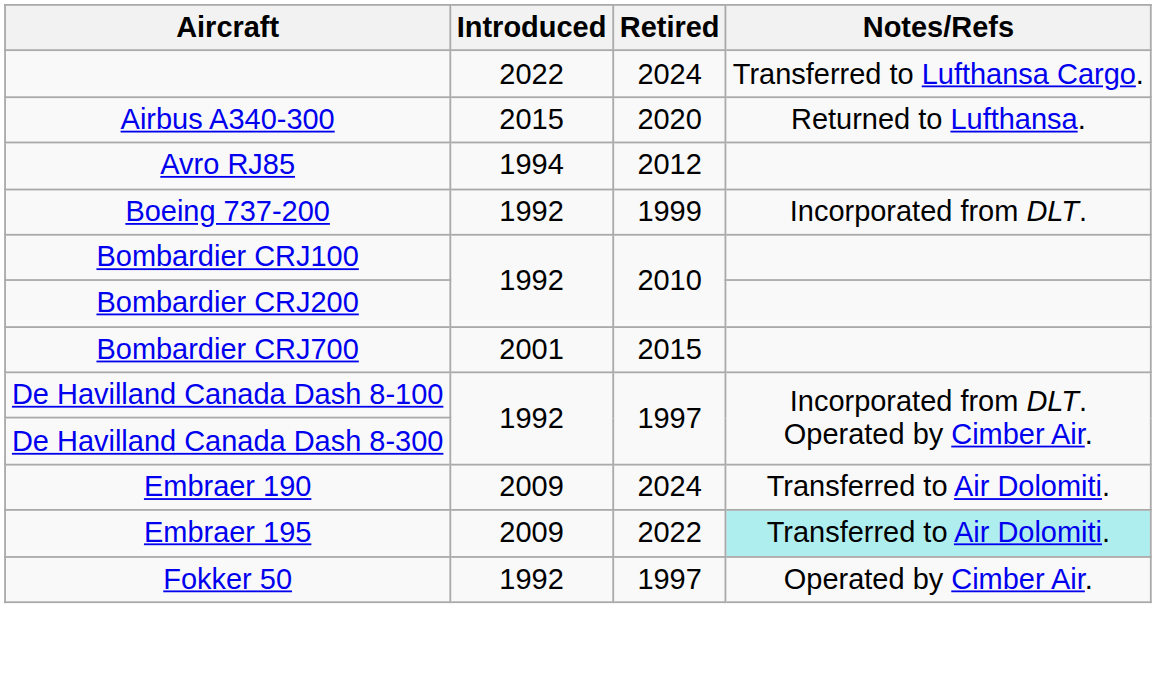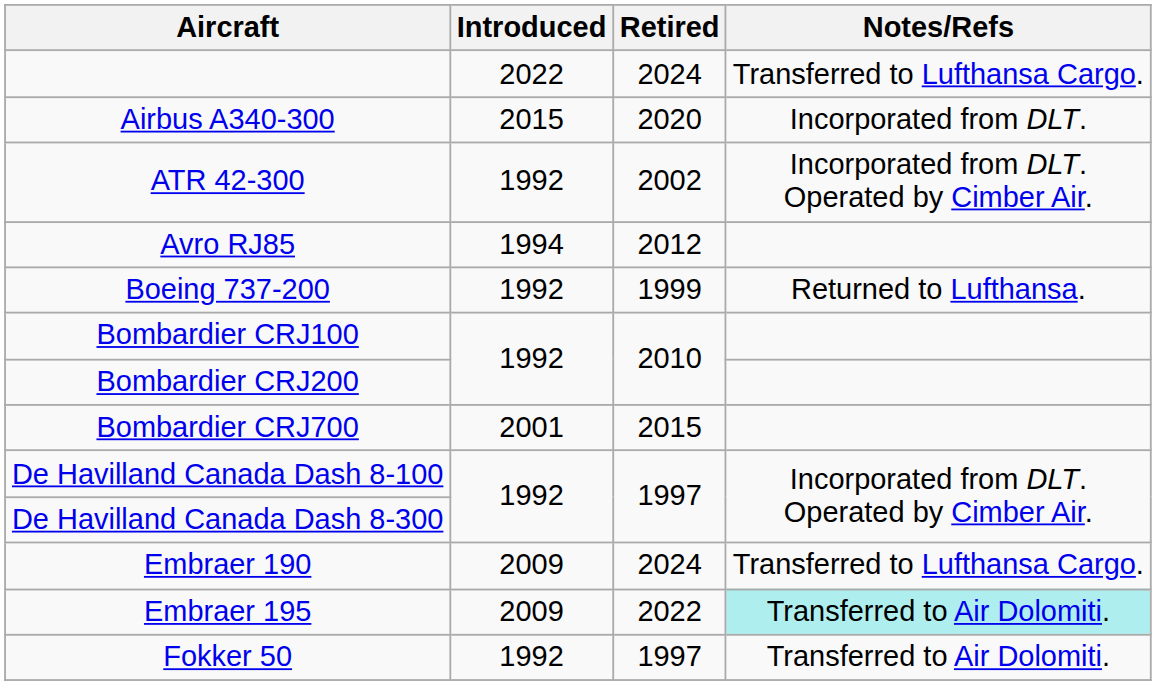(938, 119) Returned to Lufthansa. -> (938, 119) Incorporated from DLT.
+ row: (228, 181)
(938, 211) Incorporated from DLT. -> (938, 289) Returned to Lufthansa.
(938, 486) Transferred to Air Dolomiti. -> (938, 565) Transferred to Lufthansa Cargo.
(938, 578) Operated by Cimber Air. -> (938, 657) Transferred to Air Dolomiti.
